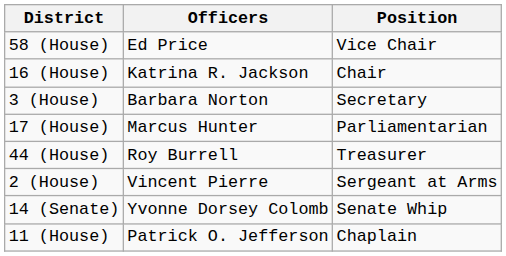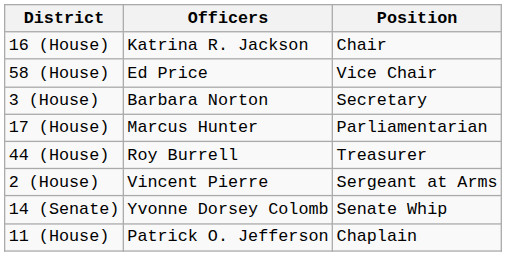rows swapped: (59, 73) <-> (59, 46)
